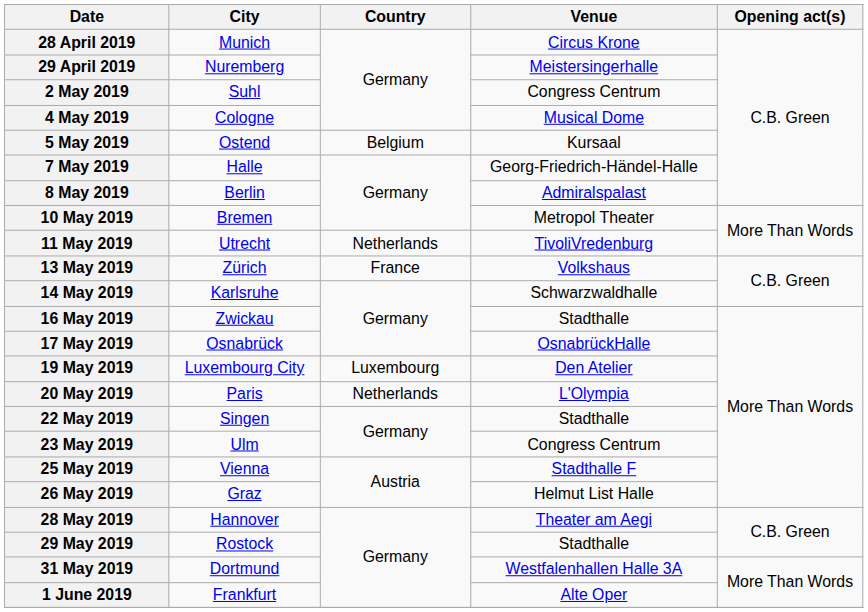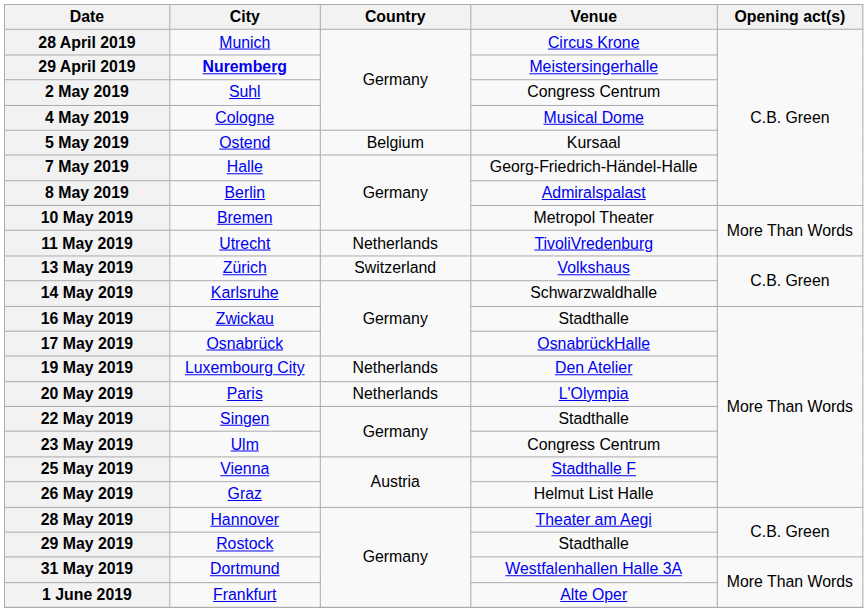(245, 67) normal -> (245, 67) bold
(395, 268) France -> (395, 268) Switzerland
(395, 368) Luxembourg -> (395, 368) Netherlands
